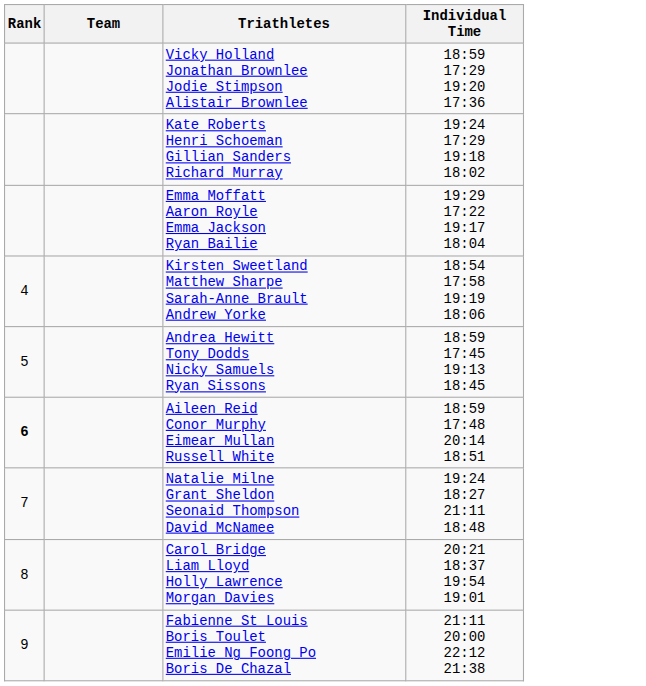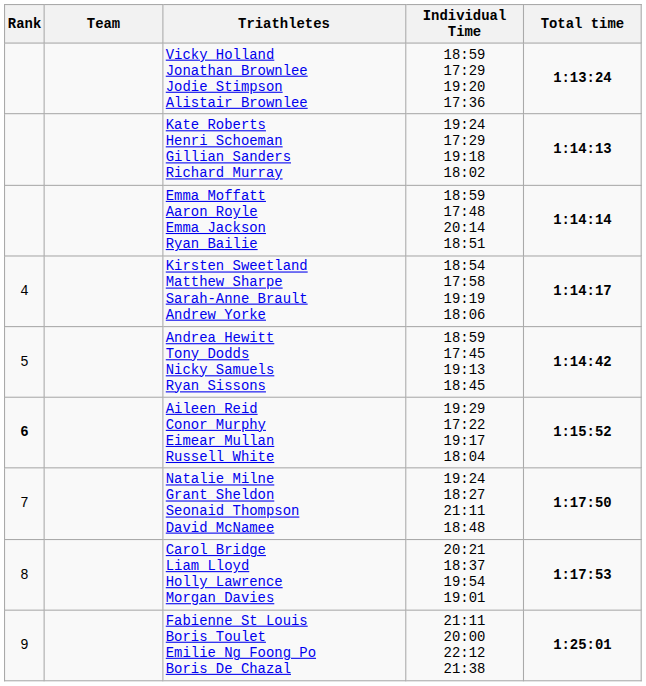+ column: (582, 24)
(464, 220) 19:29 17:22 19:17 18:04 -> (464, 220) 18:59 17:48 20:14 18:51
(464, 433) 18:59 17:48 20:14 18:51 -> (464, 433) 19:29 17:22 19:17 18:04
